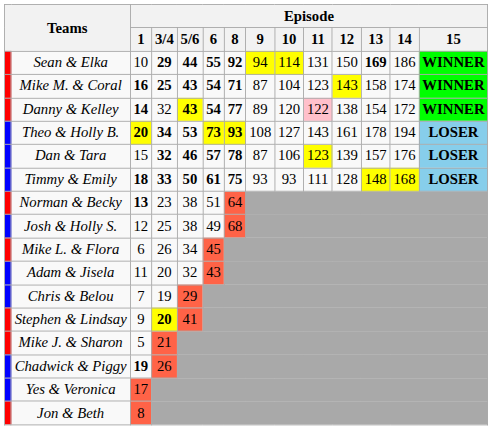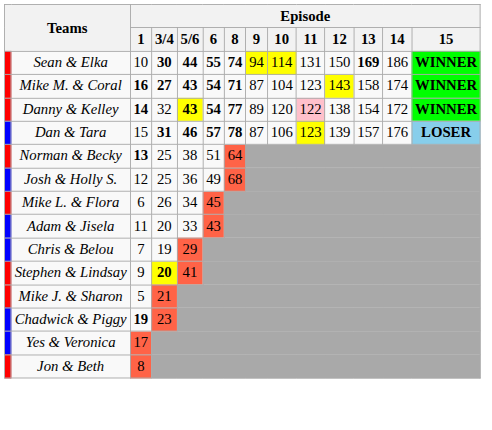(164, 62) 29 -> (164, 62) 30
(235, 62) 92 -> (235, 62) 74
(164, 86) 25 -> (164, 86) 27
- row: (71, 132)
(164, 156) 32 -> (164, 132) 31
- row: (71, 179)
(164, 202) 23 -> (164, 156) 25
(190, 226) 38 -> (190, 179) 36
(190, 272) 32 -> (190, 226) 33
(164, 366) 26 -> (164, 319) 23
